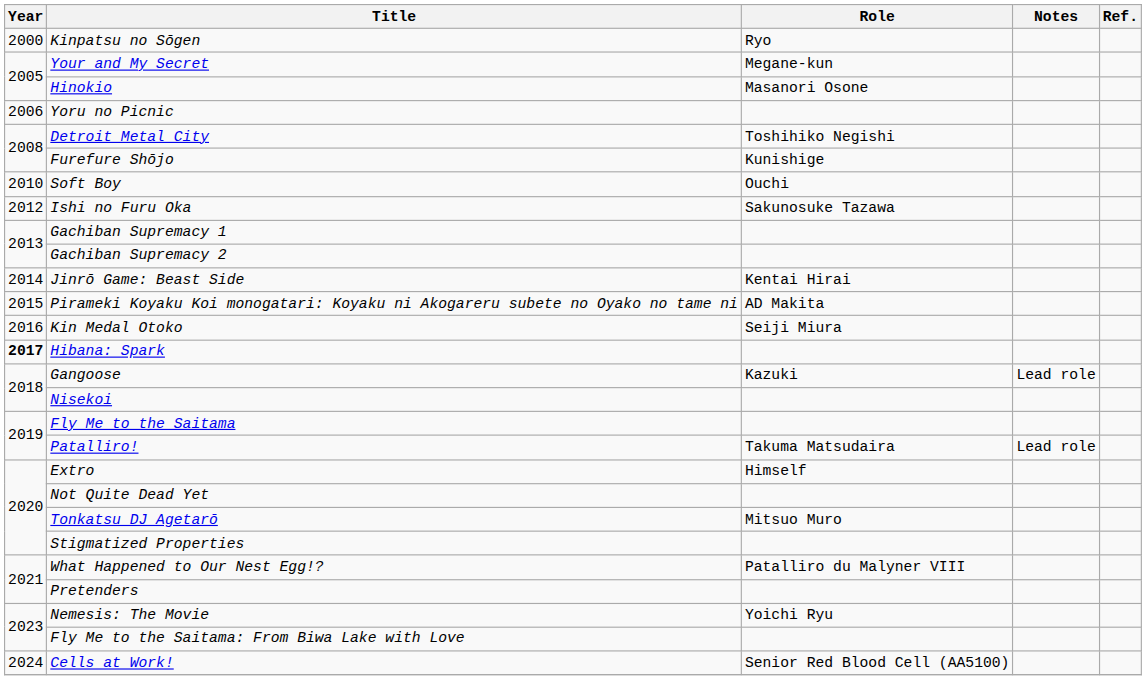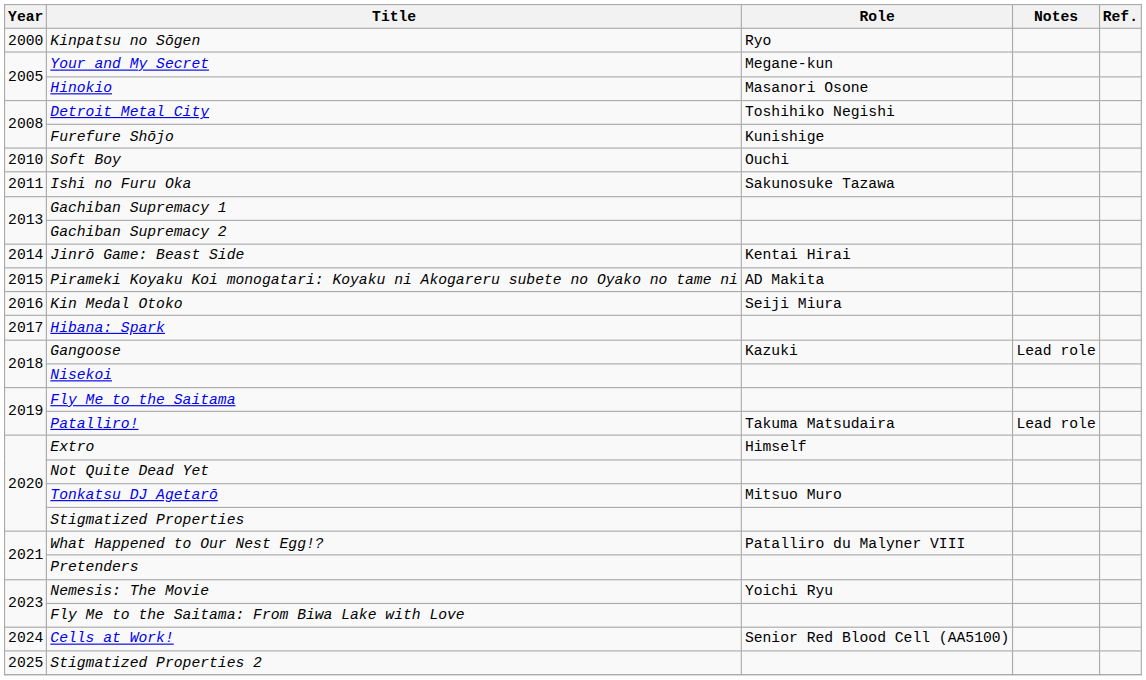- row: (112, 112)
(26, 208) 2012 -> (26, 184) 2011
(26, 352) bold -> (26, 328) normal
+ row: (156, 663)
